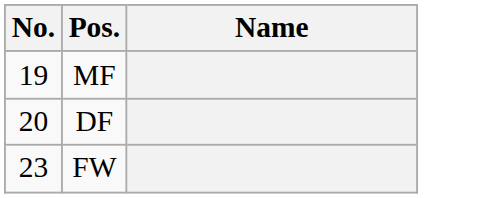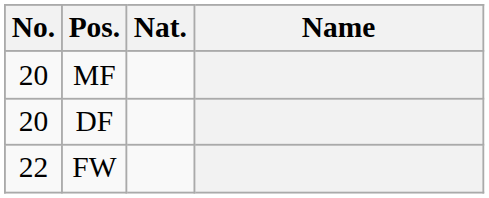+ column: (160, 27)
(33, 74) 19 -> (33, 74) 20
(33, 167) 23 -> (33, 167) 22
